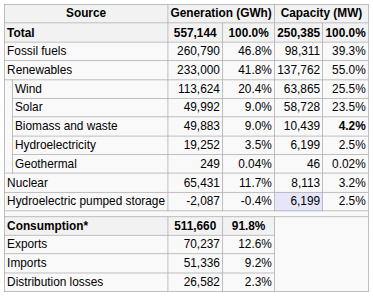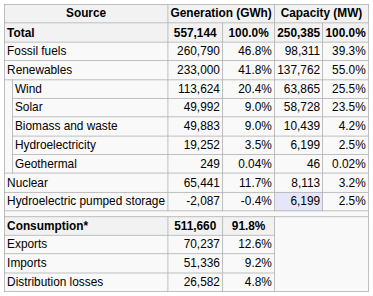(352, 126) bold -> (352, 126) normal
(202, 182) 65,431 -> (202, 182) 65,441
(258, 282) 2.3% -> (258, 282) 4.8%
